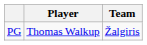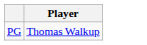- column: (122, 13)
